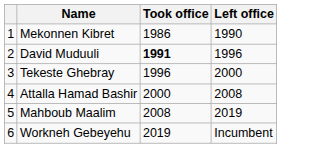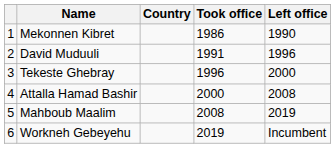+ column: (167, 14)
(157, 53) bold -> (210, 53) normal
